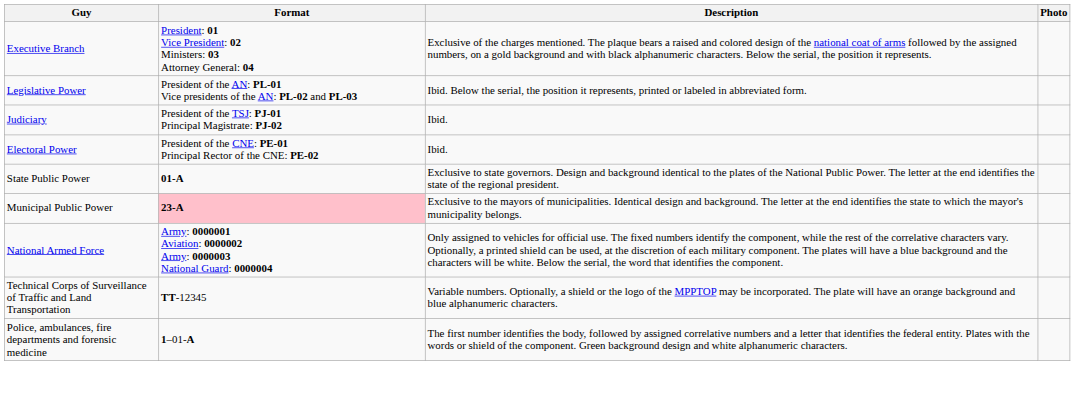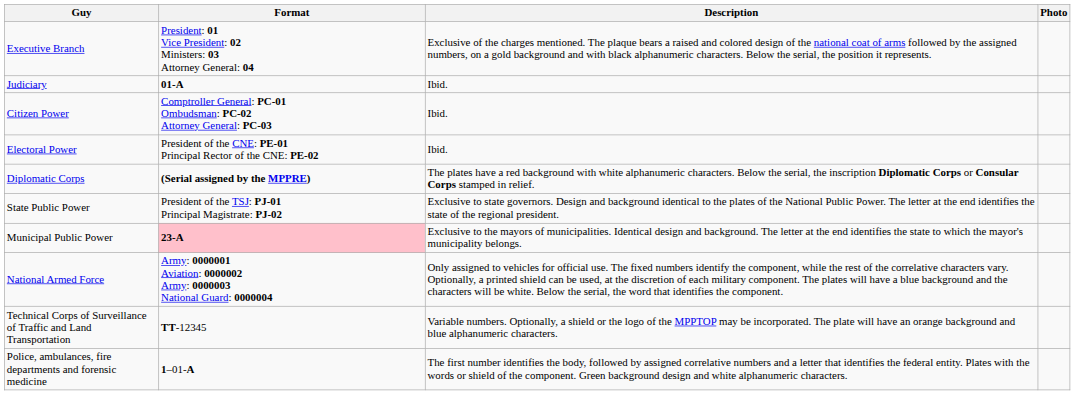- row: (46, 90)
(222, 119) President of the TSJ: PJ-01 Principal Magistrate: PJ-02 -> (172, 84) 01-A
+ row: (38, 113)
+ row: (46, 178)
(172, 178) 01-A -> (222, 208) President of the TSJ: PJ-01 Principal Magistrate: PJ-02
